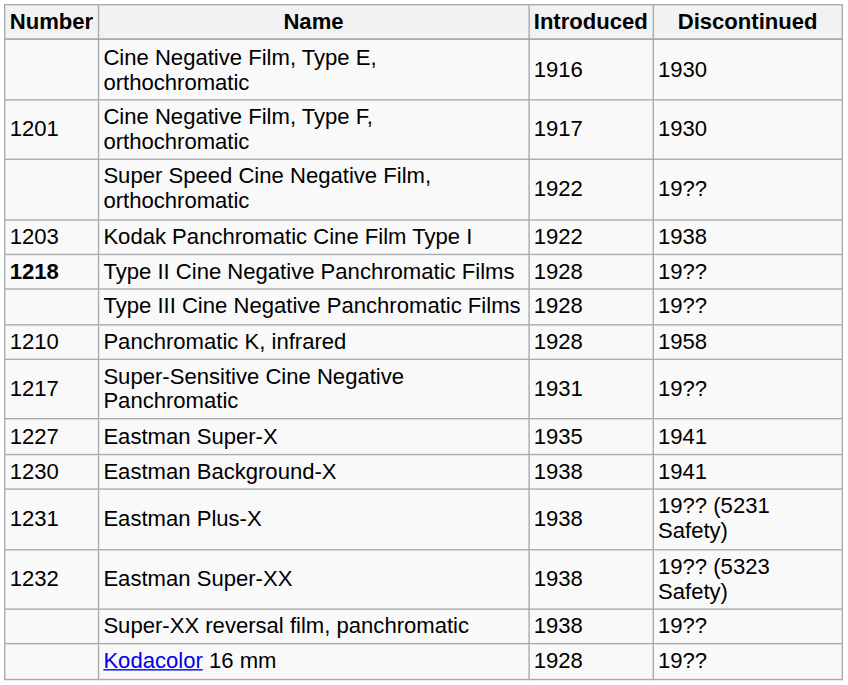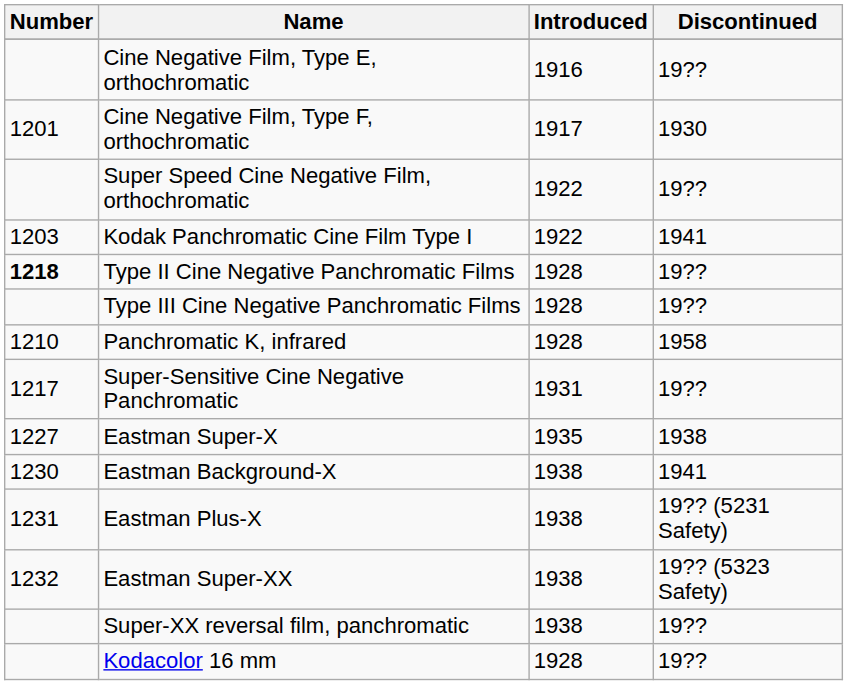(683, 69) 1930 -> (683, 69) 19??
(683, 236) 1938 -> (683, 236) 1941
(683, 436) 1941 -> (683, 436) 1938
